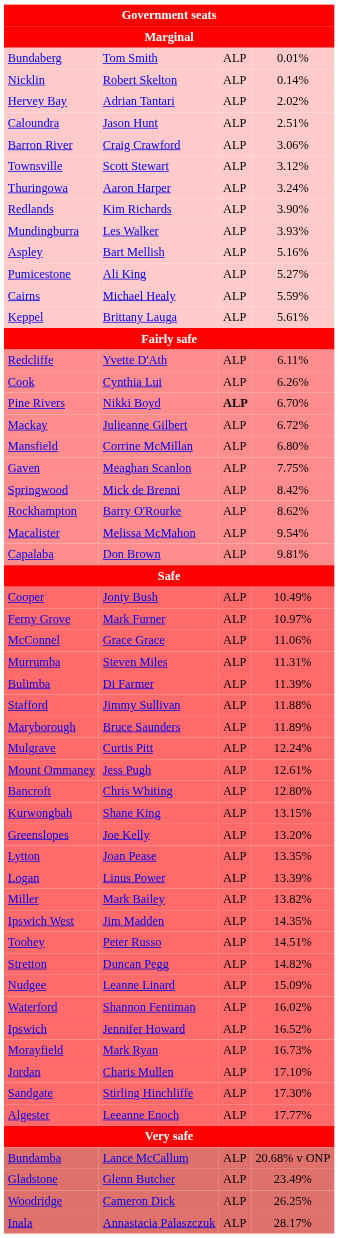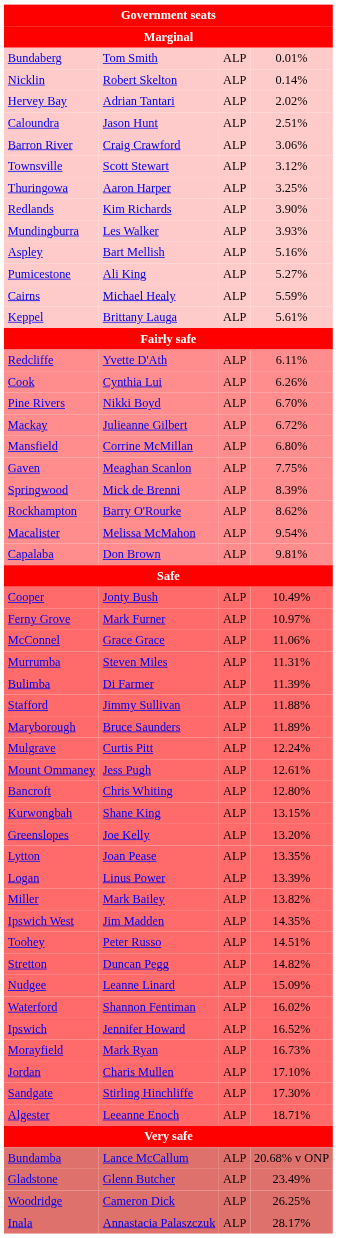(293, 188) 3.24% -> (292, 188) 3.25%
(235, 403) bold -> (235, 403) normal
(293, 490) 8.42% -> (292, 490) 8.39%
(293, 1115) 17.77% -> (292, 1115) 18.71%
